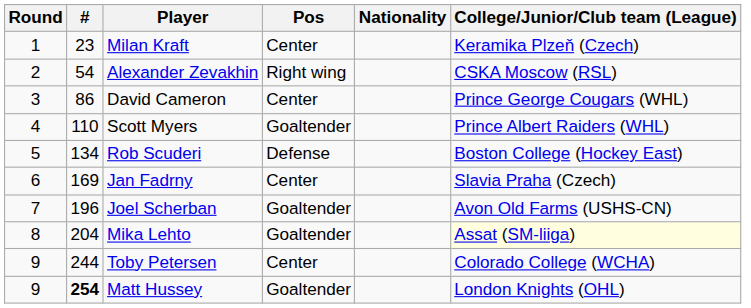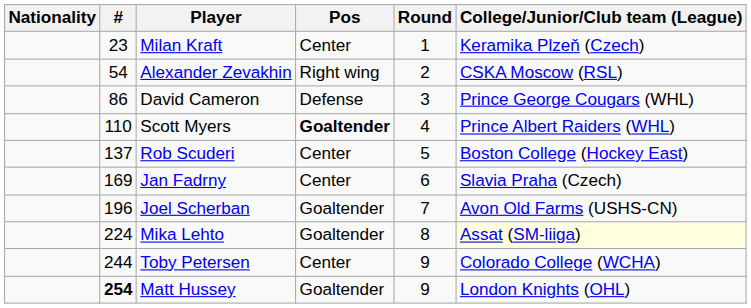columns swapped: (36, 18) <-> (403, 18)
(292, 99) Center -> (331, 99) Defense
(309, 126) normal -> (345, 126) bold
(85, 153) 134 -> (118, 153) 137
(298, 153) Defense -> (325, 153) Center
(85, 235) 204 -> (118, 235) 224
